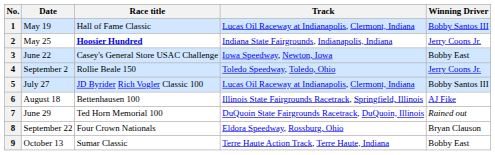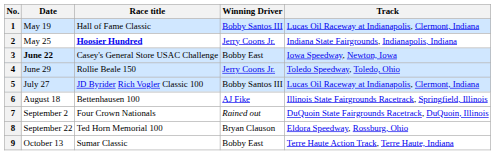columns swapped: (323, 11) <-> (458, 11)
(37, 55) normal -> (38, 55) bold
(46, 69) September 2 -> (37, 69) June 29
(37, 113) June 29 -> (46, 113) September 2
(120, 113) Ted Horn Memorial 100 -> (116, 113) Four Crown Nationals
(116, 128) Four Crown Nationals -> (120, 128) Ted Horn Memorial 100
